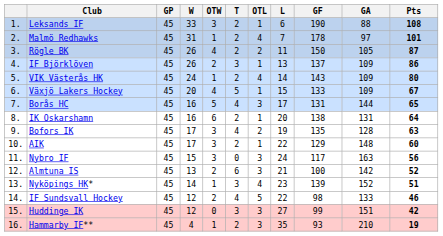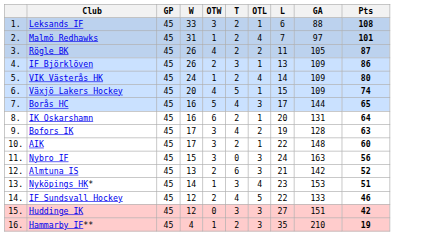- column: (318, 11)
(414, 91) 67 -> (366, 91) 74
(366, 185) 152 -> (318, 185) 153
